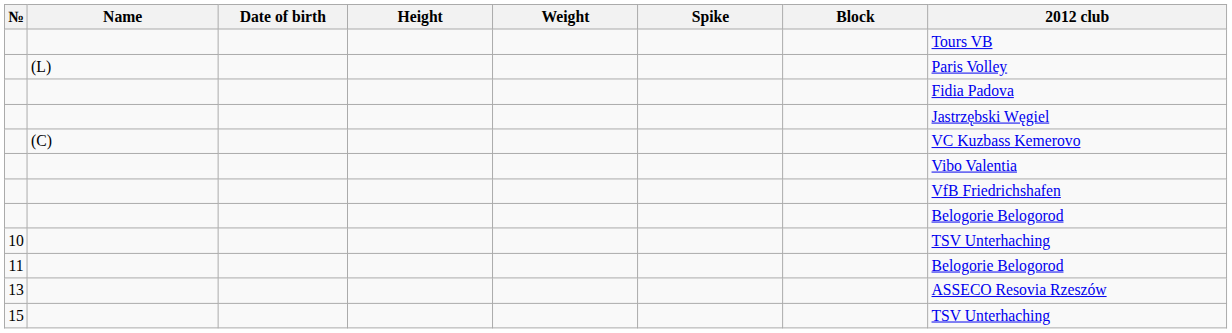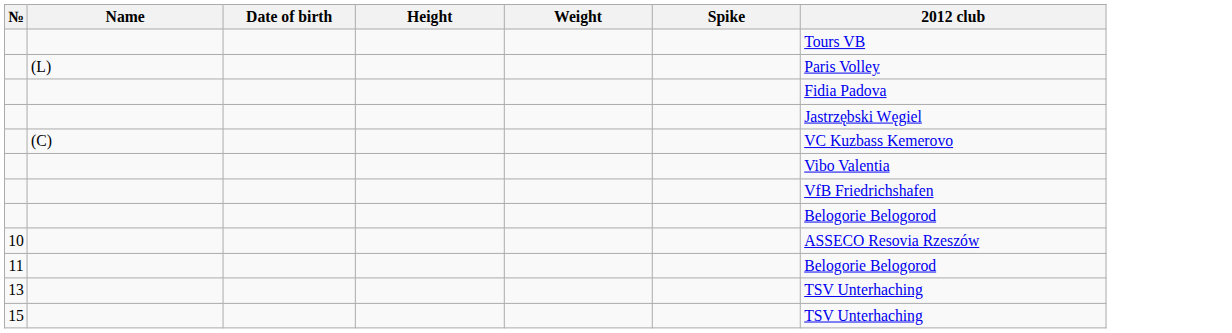- column: (855, 16)
(991, 240) TSV Unterhaching -> (892, 240) ASSECO Resovia Rzeszów
(1019, 290) ASSECO Resovia Rzeszów -> (863, 290) TSV Unterhaching
